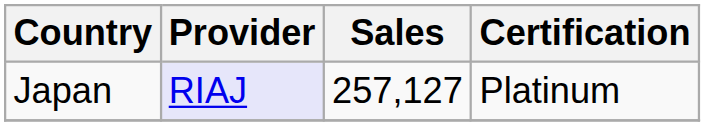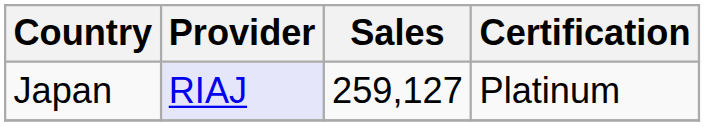(397, 90) 257,127 -> (397, 90) 259,127
